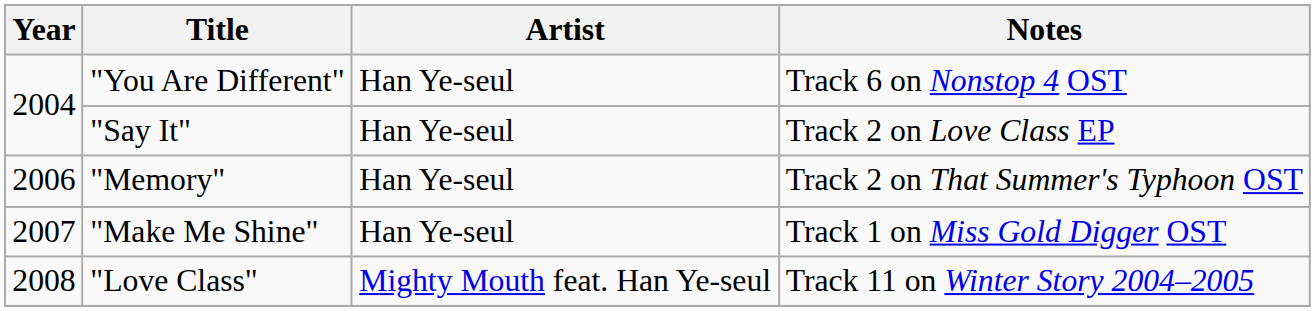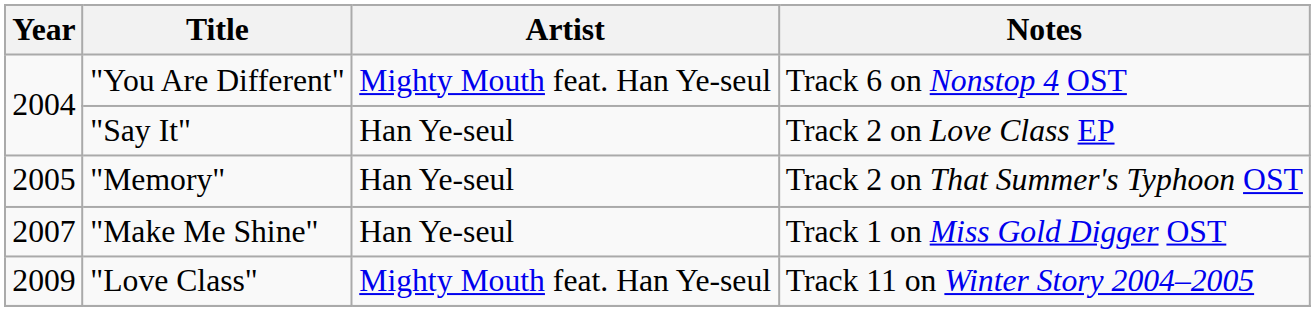(437, 79) Han Ye-seul -> (565, 79) Mighty Mouth feat. Han Ye-seul
(44, 180) 2006 -> (44, 180) 2005
(44, 280) 2008 -> (44, 280) 2009
